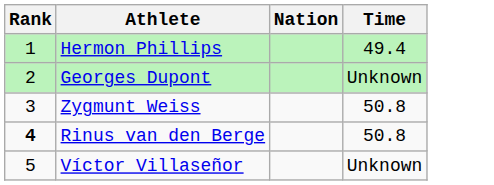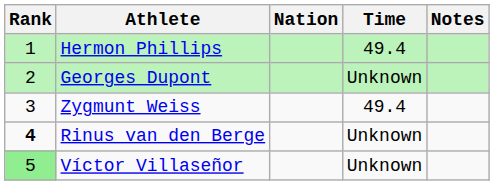+ column: (458, 19)
(384, 107) 50.8 -> (384, 107) 49.4
(384, 136) 50.8 -> (385, 136) Unknown
(31, 166) no background -> (31, 166) lightgreen background
